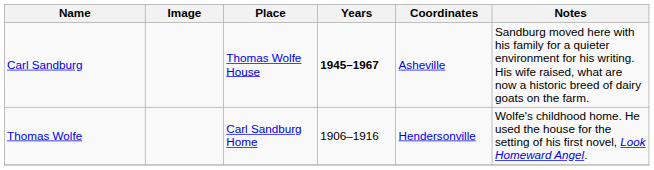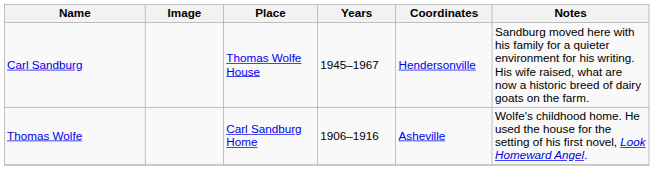(349, 65) bold -> (349, 65) normal
(422, 65) Asheville -> (437, 65) Hendersonville
(437, 136) Hendersonville -> (422, 136) Asheville
